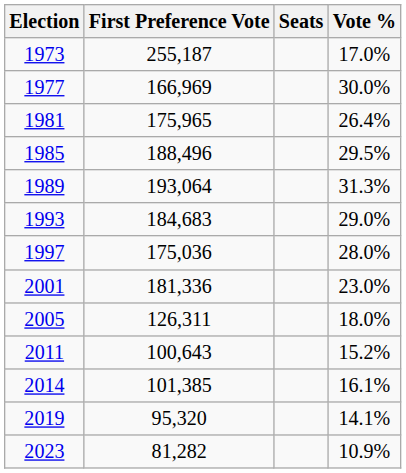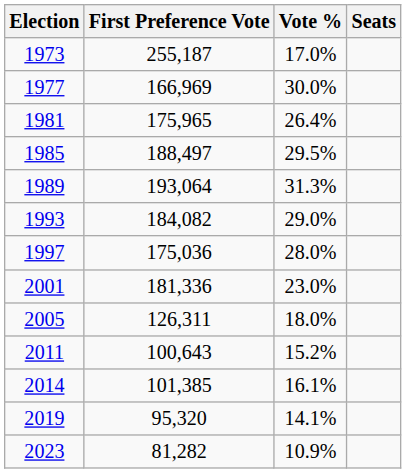columns swapped: (364, 21) <-> (301, 21)
(179, 153) 188,496 -> (179, 153) 188,497
(179, 219) 184,683 -> (179, 219) 184,082
